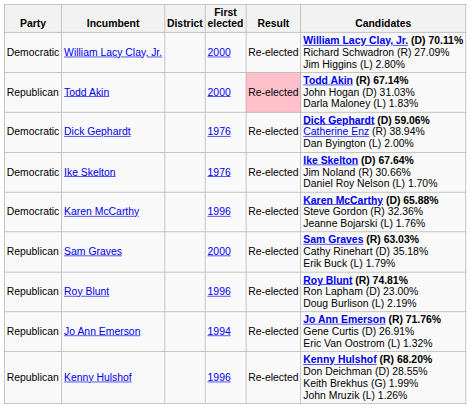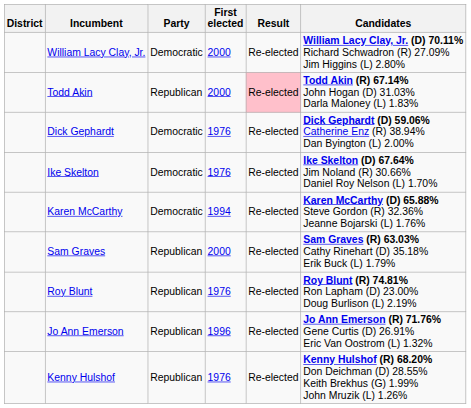columns swapped: (185, 24) <-> (33, 24)
(219, 212) 1996 -> (219, 212) 1994
(219, 292) 1996 -> (219, 292) 1976
(219, 331) 1994 -> (219, 331) 1996
(219, 377) 1996 -> (219, 377) 1976
